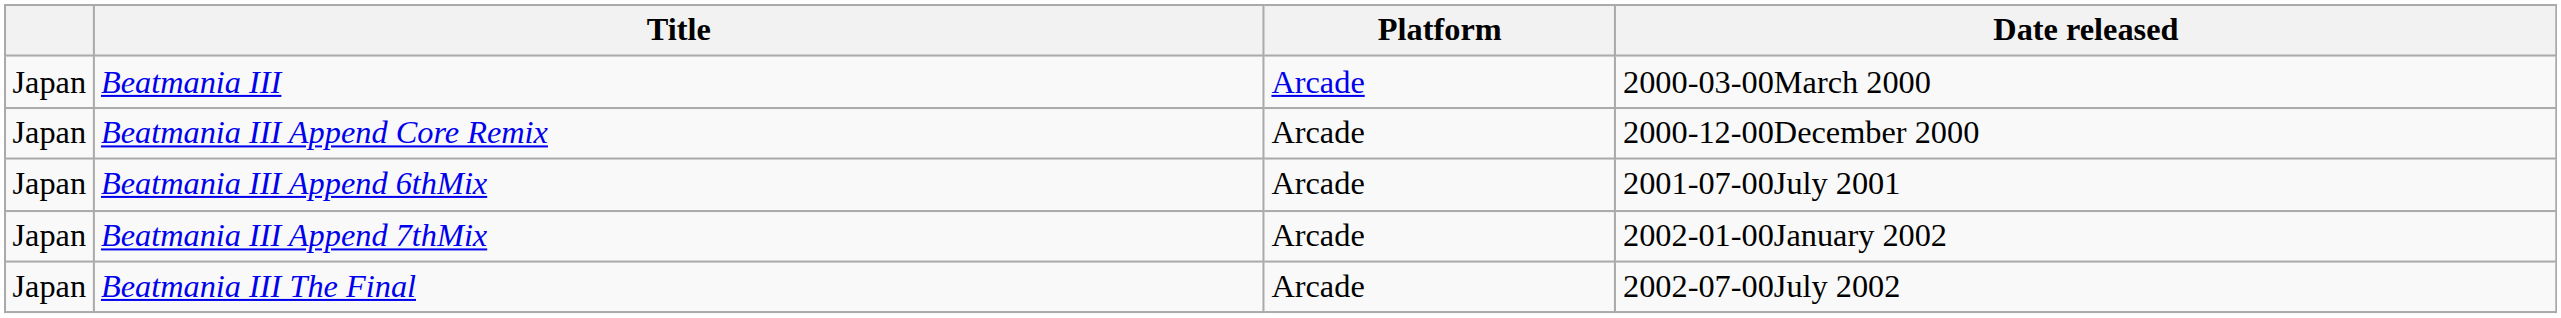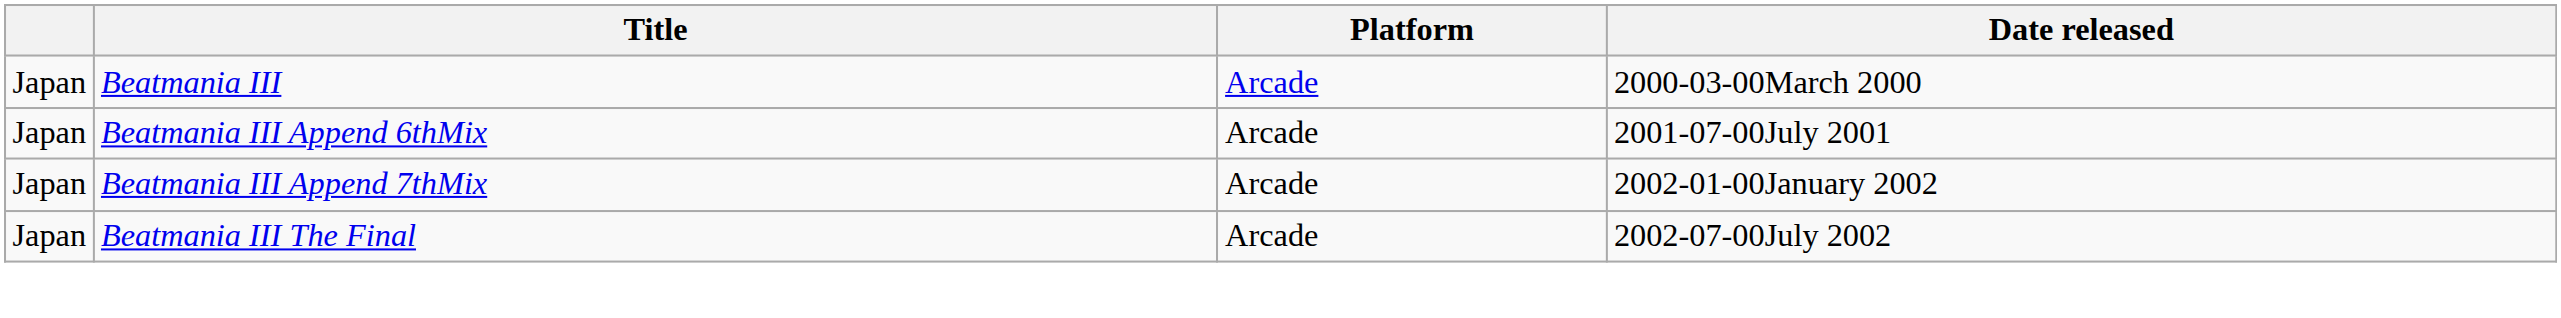- row: (324, 132)
